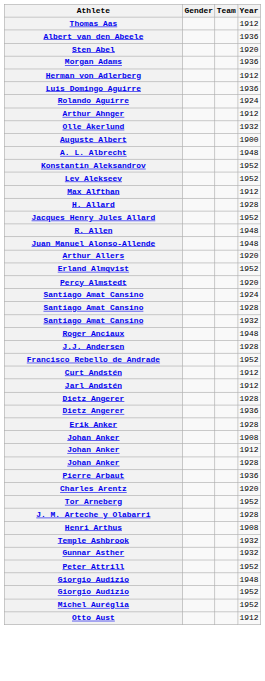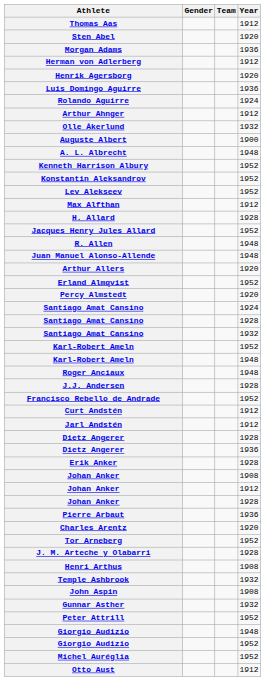- row: (93, 37)
+ row: (93, 75)
+ row: (93, 166)
+ row: (93, 347)
+ row: (93, 360)
+ row: (93, 592)
